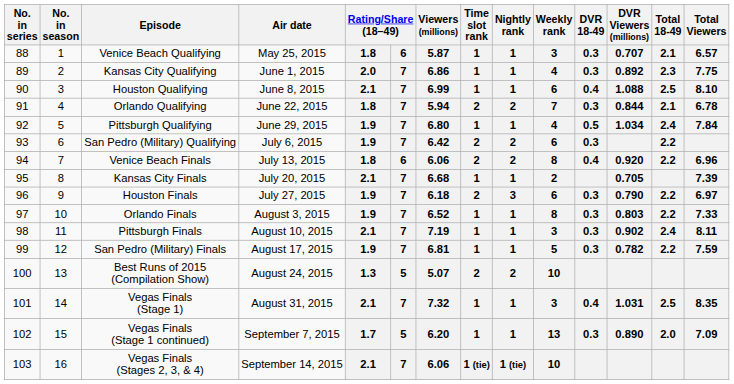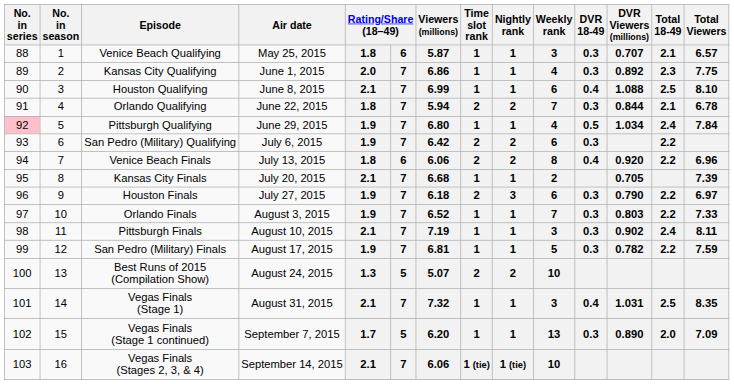(22, 125) no background -> (22, 125) pink background
(554, 213) 8 -> (554, 213) 7
